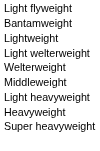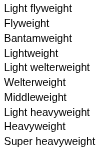+ row: (27, 23)
